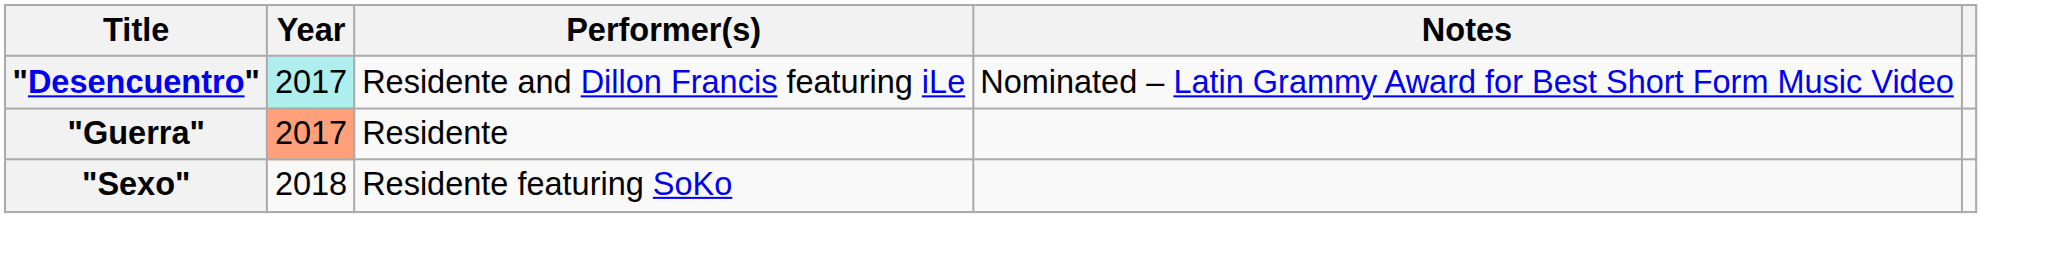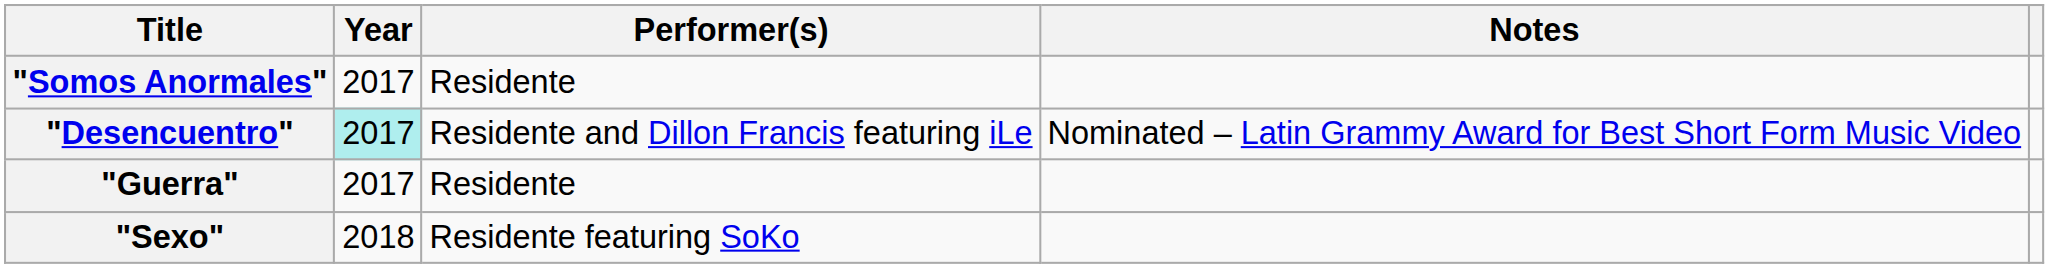+ row: (170, 81)
(311, 133) lightsalmon background -> (378, 184) no background
